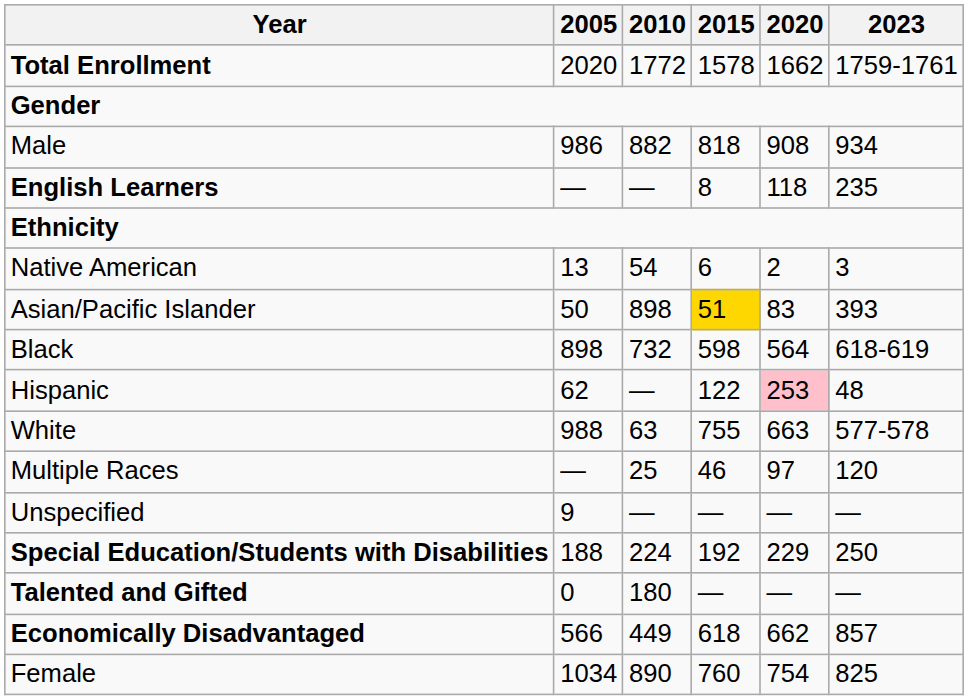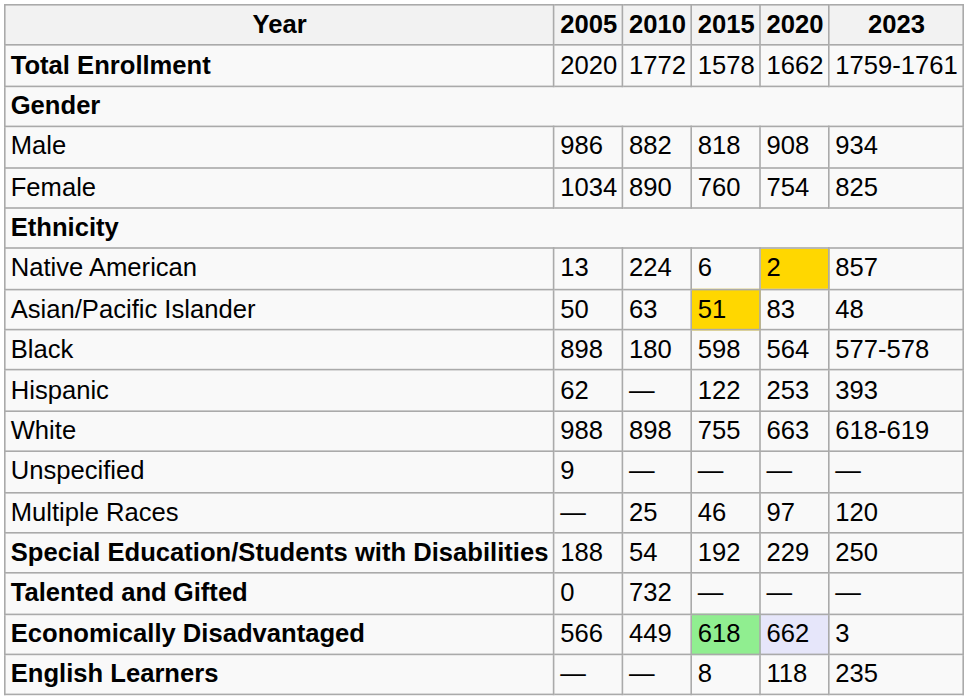rows swapped: (53, 674) <-> (115, 187)
(643, 268) 54 -> (650, 268) 224
(774, 268) no background -> (774, 268) gold background
(842, 268) 3 -> (857, 268) 857
(650, 308) 898 -> (643, 308) 63
(857, 308) 393 -> (849, 308) 48
(650, 349) 732 -> (650, 349) 180
(882, 349) 618-619 -> (882, 349) 577-578
(788, 390) pink background -> (788, 390) no background
(849, 390) 48 -> (857, 390) 393
(643, 430) 63 -> (650, 430) 898
(882, 430) 577-578 -> (882, 430) 618-619
rows swapped: (95, 471) <-> (78, 512)
(650, 552) 224 -> (643, 552) 54
(650, 593) 180 -> (650, 593) 732
(719, 633) no background -> (719, 633) lightgreen background
(788, 633) no background -> (788, 633) lavender background
(857, 633) 857 -> (842, 633) 3
